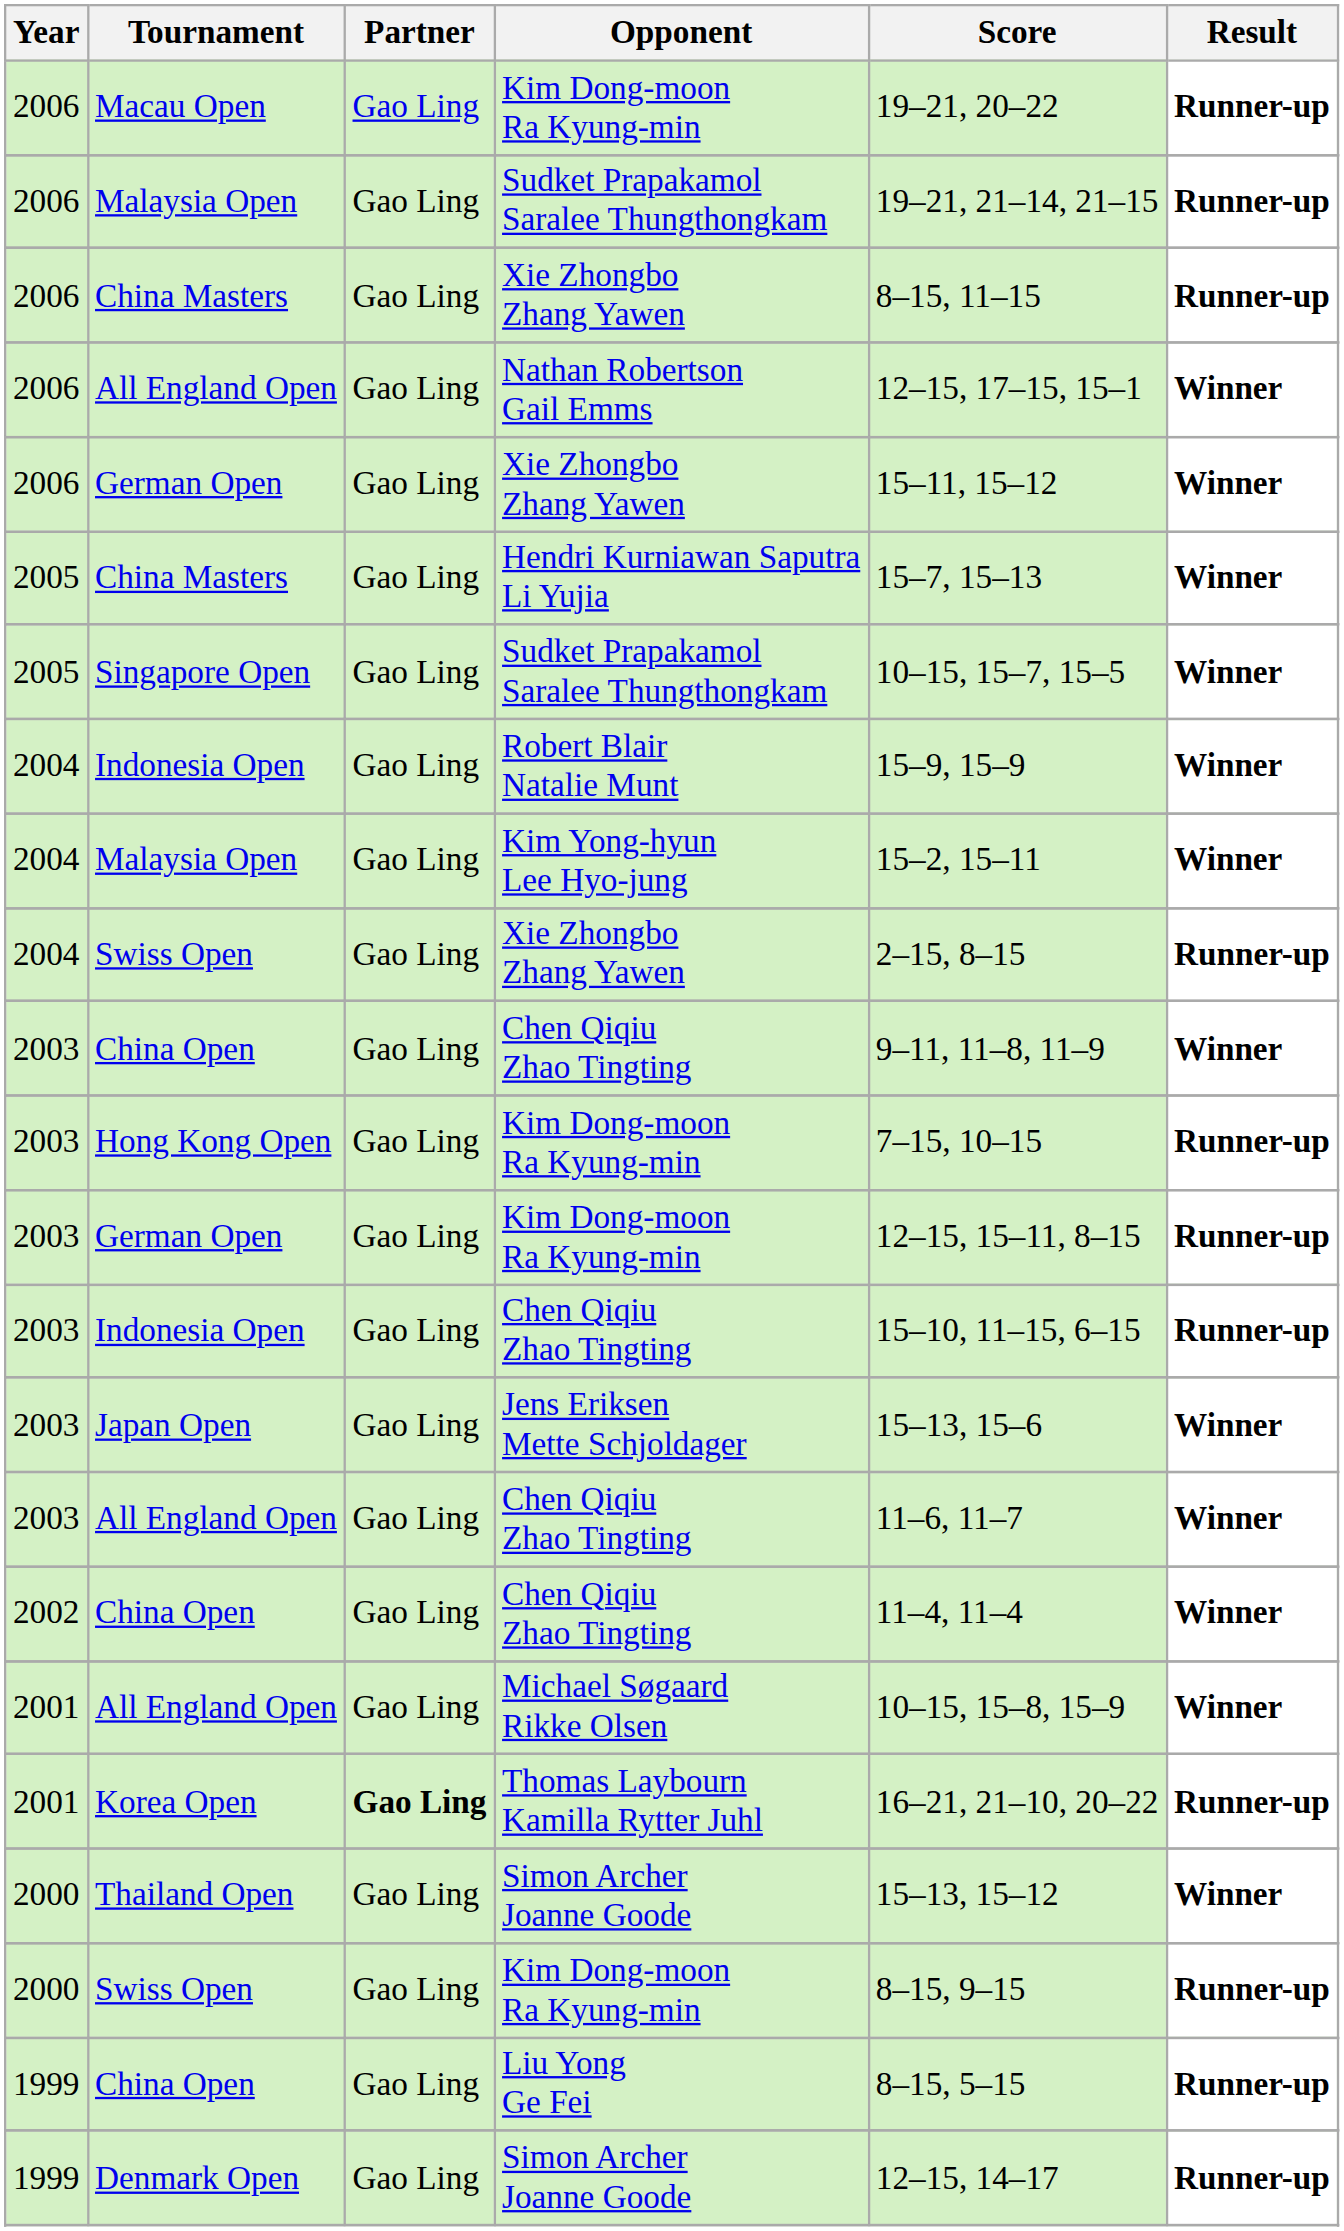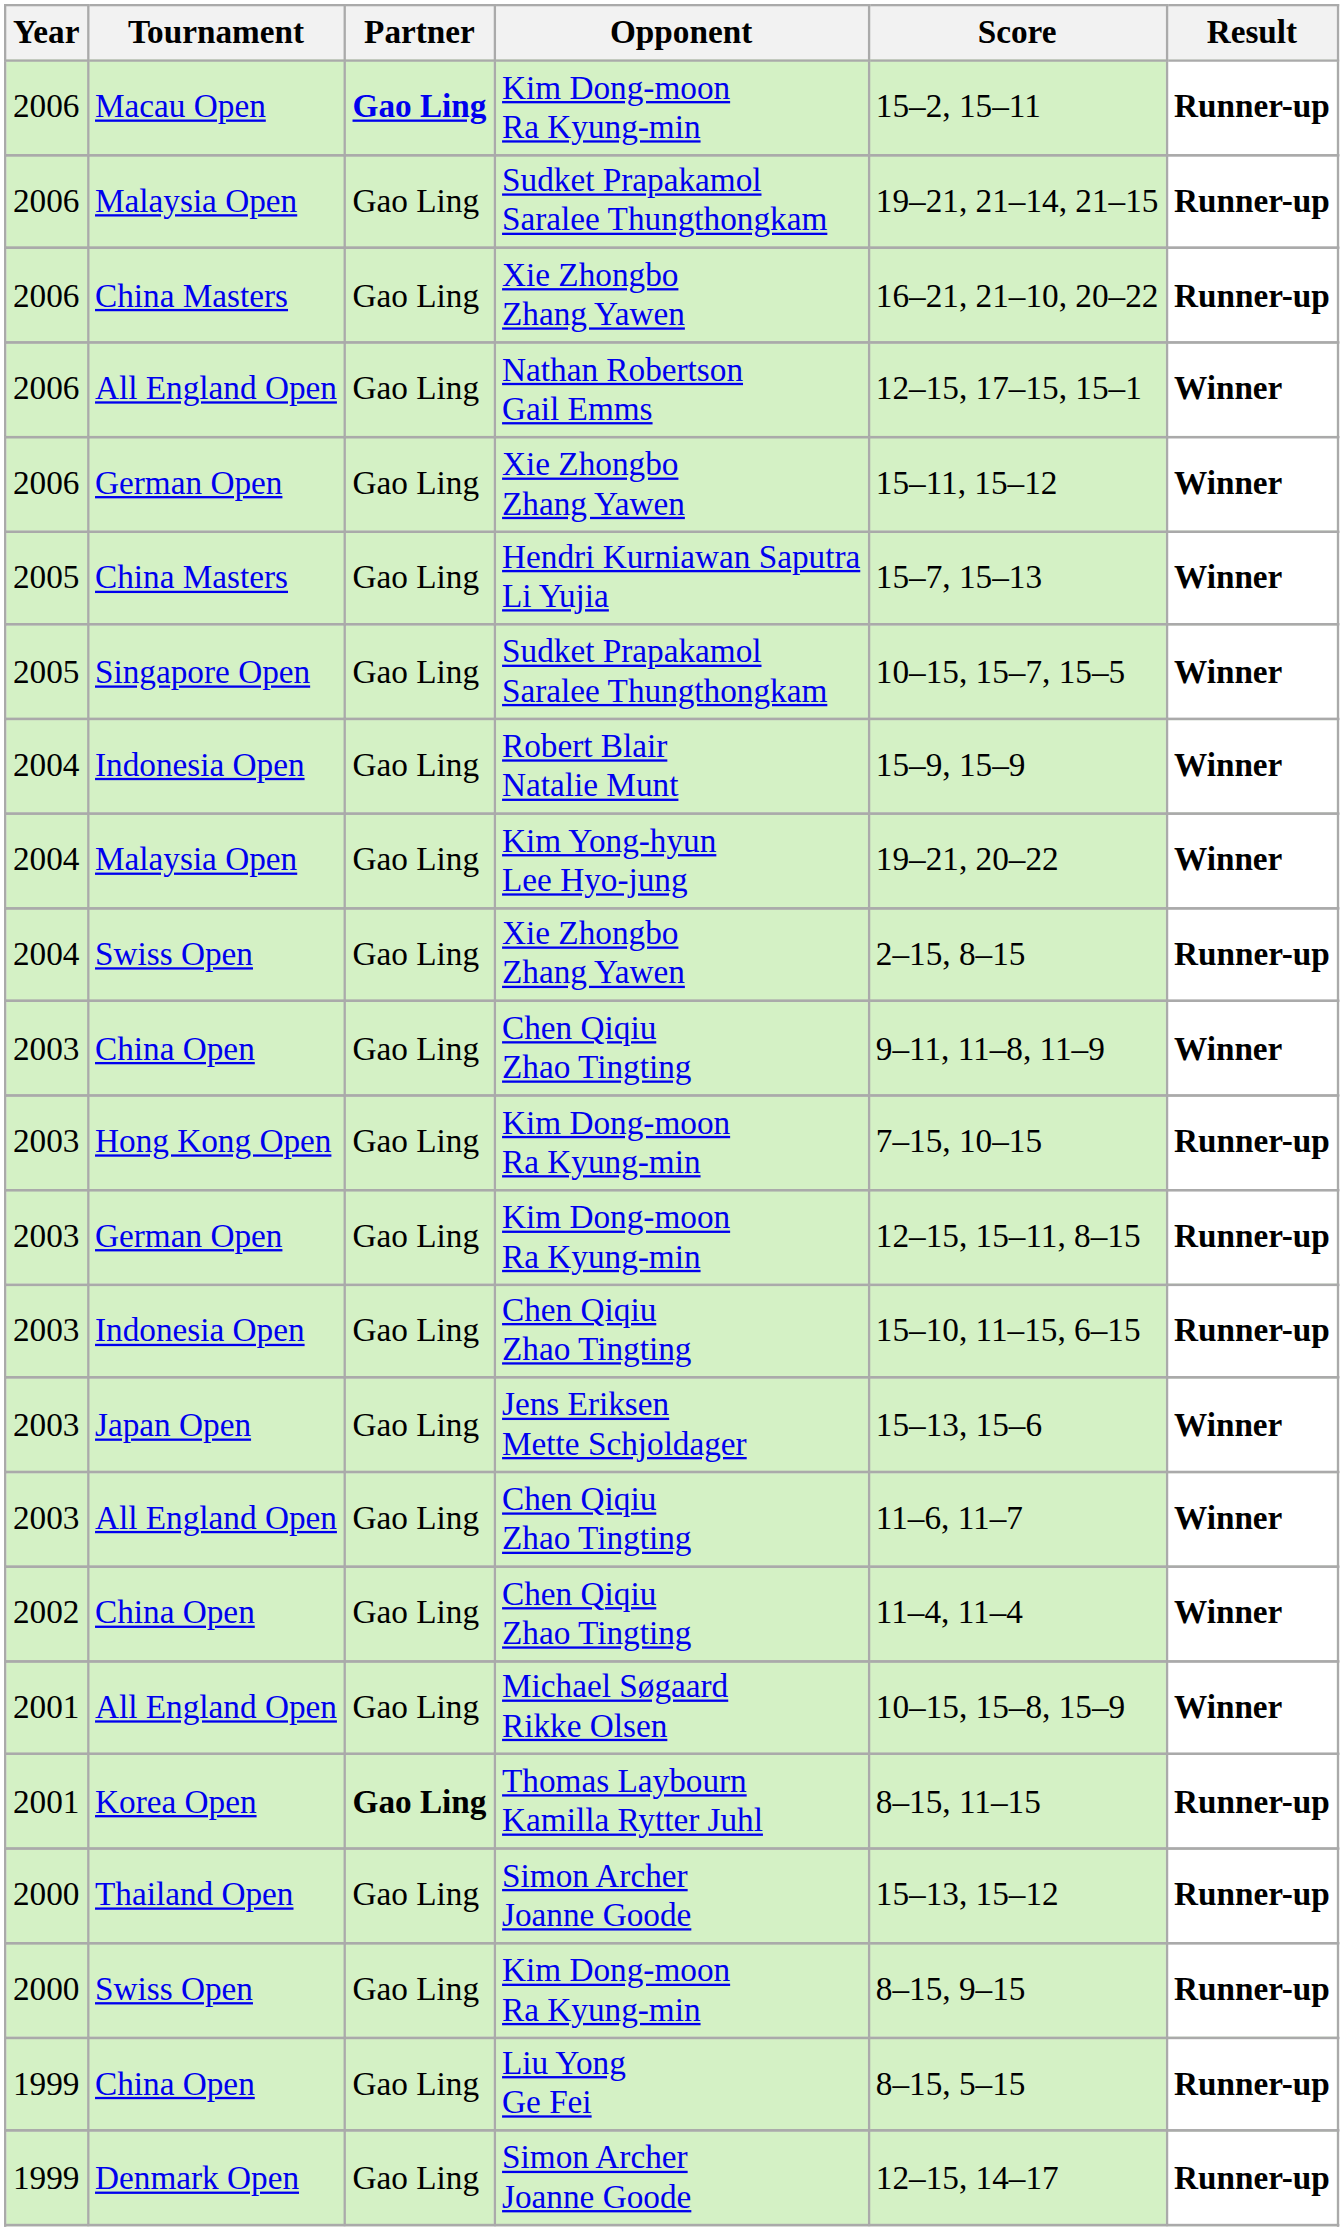(416, 106) normal -> (419, 106) bold
(967, 106) 19–21, 20–22 -> (958, 106) 15–2, 15–11
(958, 295) 8–15, 11–15 -> (1017, 295) 16–21, 21–10, 20–22
(958, 859) 15–2, 15–11 -> (967, 859) 19–21, 20–22
(1017, 1801) 16–21, 21–10, 20–22 -> (958, 1801) 8–15, 11–15
(1228, 1895) Winner -> (1252, 1895) Runner-up
